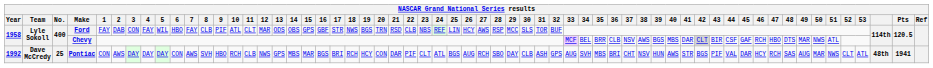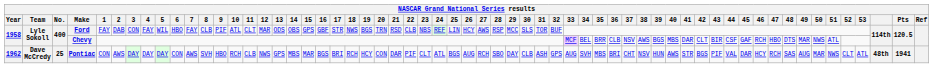(702, 40) lightgrey background -> (702, 40) no background
(14, 54) 1992 -> (14, 54) 1962
